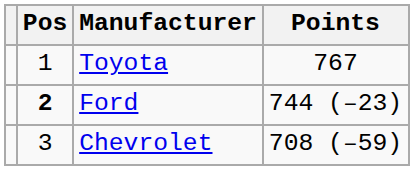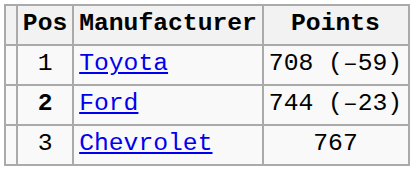(335, 65) 767 -> (335, 65) 708 (–59)
(335, 145) 708 (–59) -> (335, 145) 767
